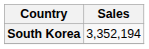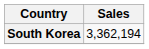(114, 33) 3,352,194 -> (114, 33) 3,362,194
